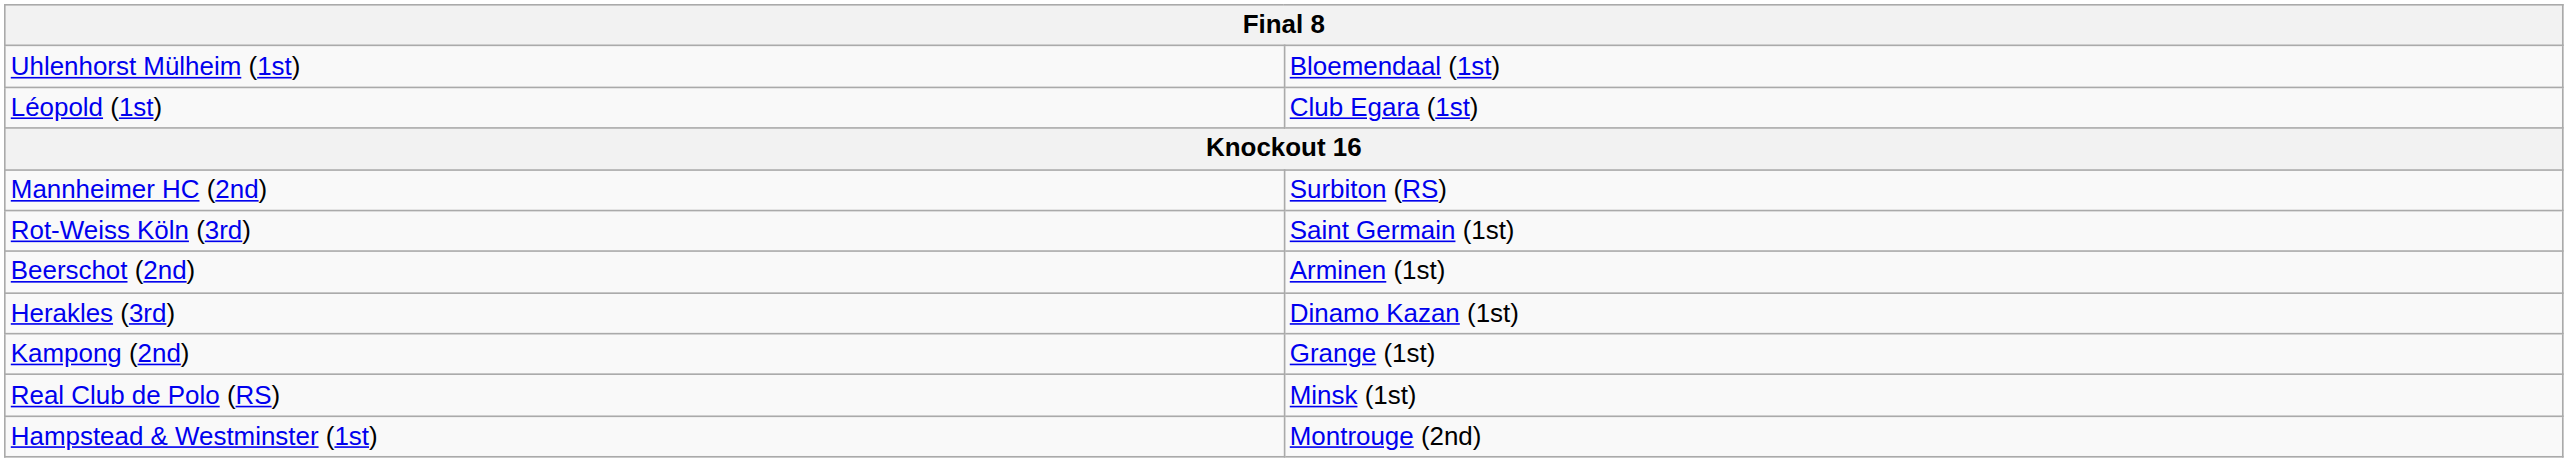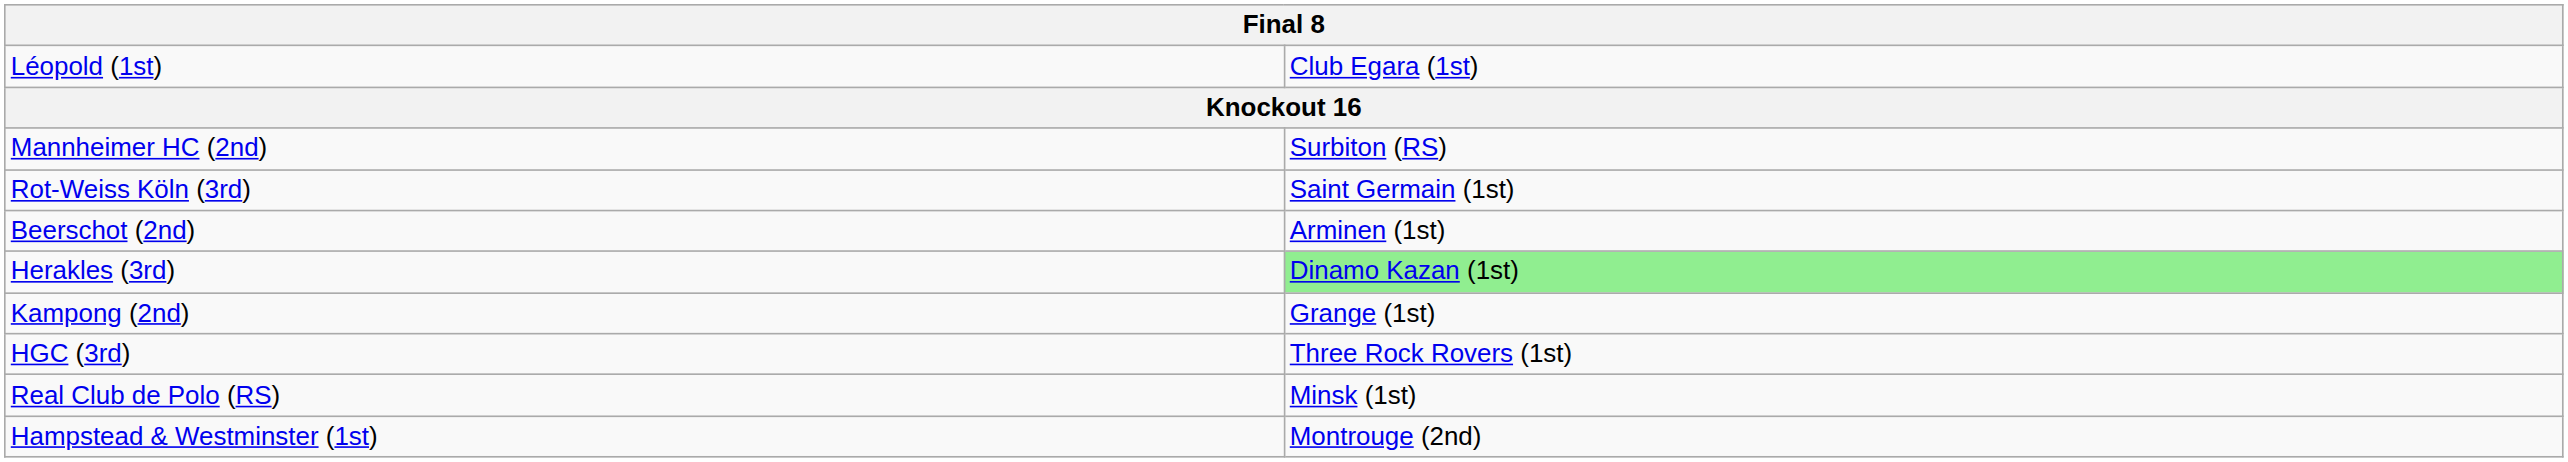- row: (156, 66)
(1404, 312) no background -> (1404, 271) lightgreen background
+ row: (71, 353)
